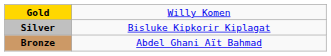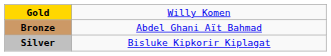rows swapped: (38, 28) <-> (38, 43)
